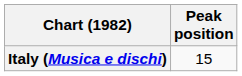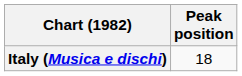(204, 58) 15 -> (204, 58) 18
